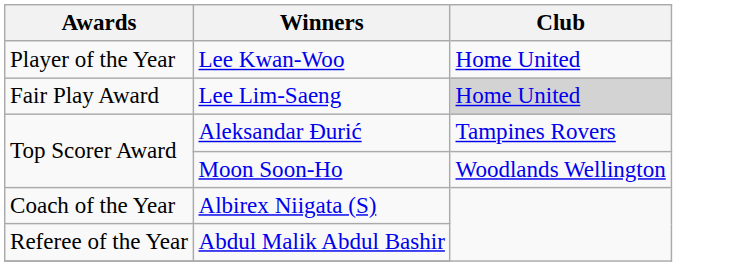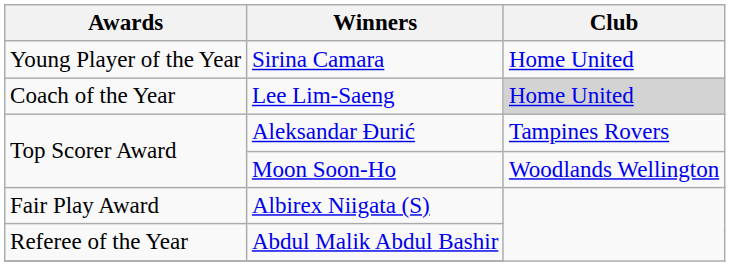- row: (271, 59)
+ row: (318, 59)
(84, 95) Fair Play Award -> (93, 95) Coach of the Year
(93, 205) Coach of the Year -> (84, 205) Fair Play Award
